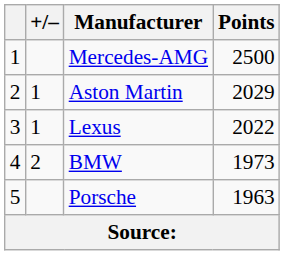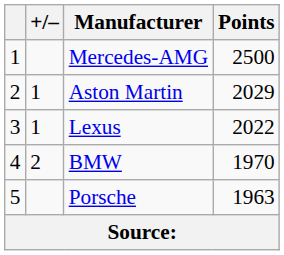(253, 162) 1973 -> (253, 162) 1970
